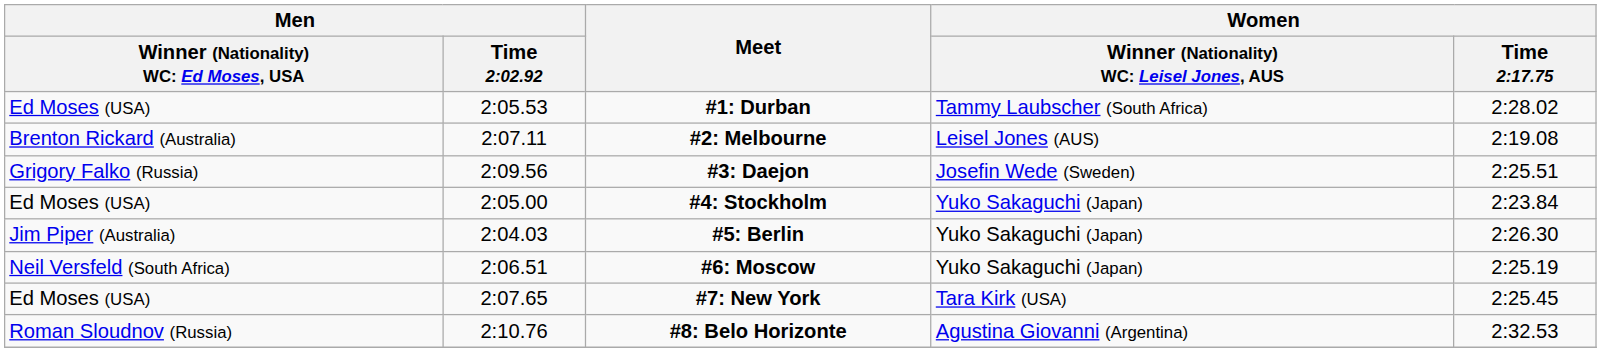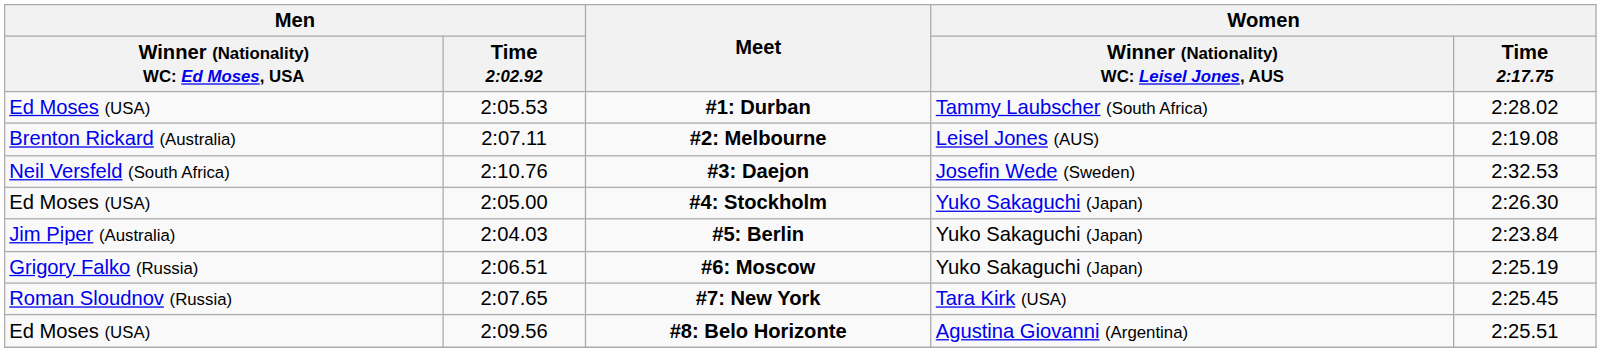(104, 171) Grigory Falko (Russia) -> (120, 171) Neil Versfeld (South Africa)
(514, 171) 2:09.56 -> (514, 171) 2:10.76
(1525, 171) 2:25.51 -> (1525, 171) 2:32.53
(1525, 203) 2:23.84 -> (1525, 203) 2:26.30
(1525, 235) 2:26.30 -> (1525, 235) 2:23.84
(120, 266) Neil Versfeld (South Africa) -> (104, 266) Grigory Falko (Russia)
(80, 298) Ed Moses (USA) -> (121, 298) Roman Sloudnov (Russia)
(121, 330) Roman Sloudnov (Russia) -> (80, 330) Ed Moses (USA)
(514, 330) 2:10.76 -> (514, 330) 2:09.56
(1525, 330) 2:32.53 -> (1525, 330) 2:25.51
